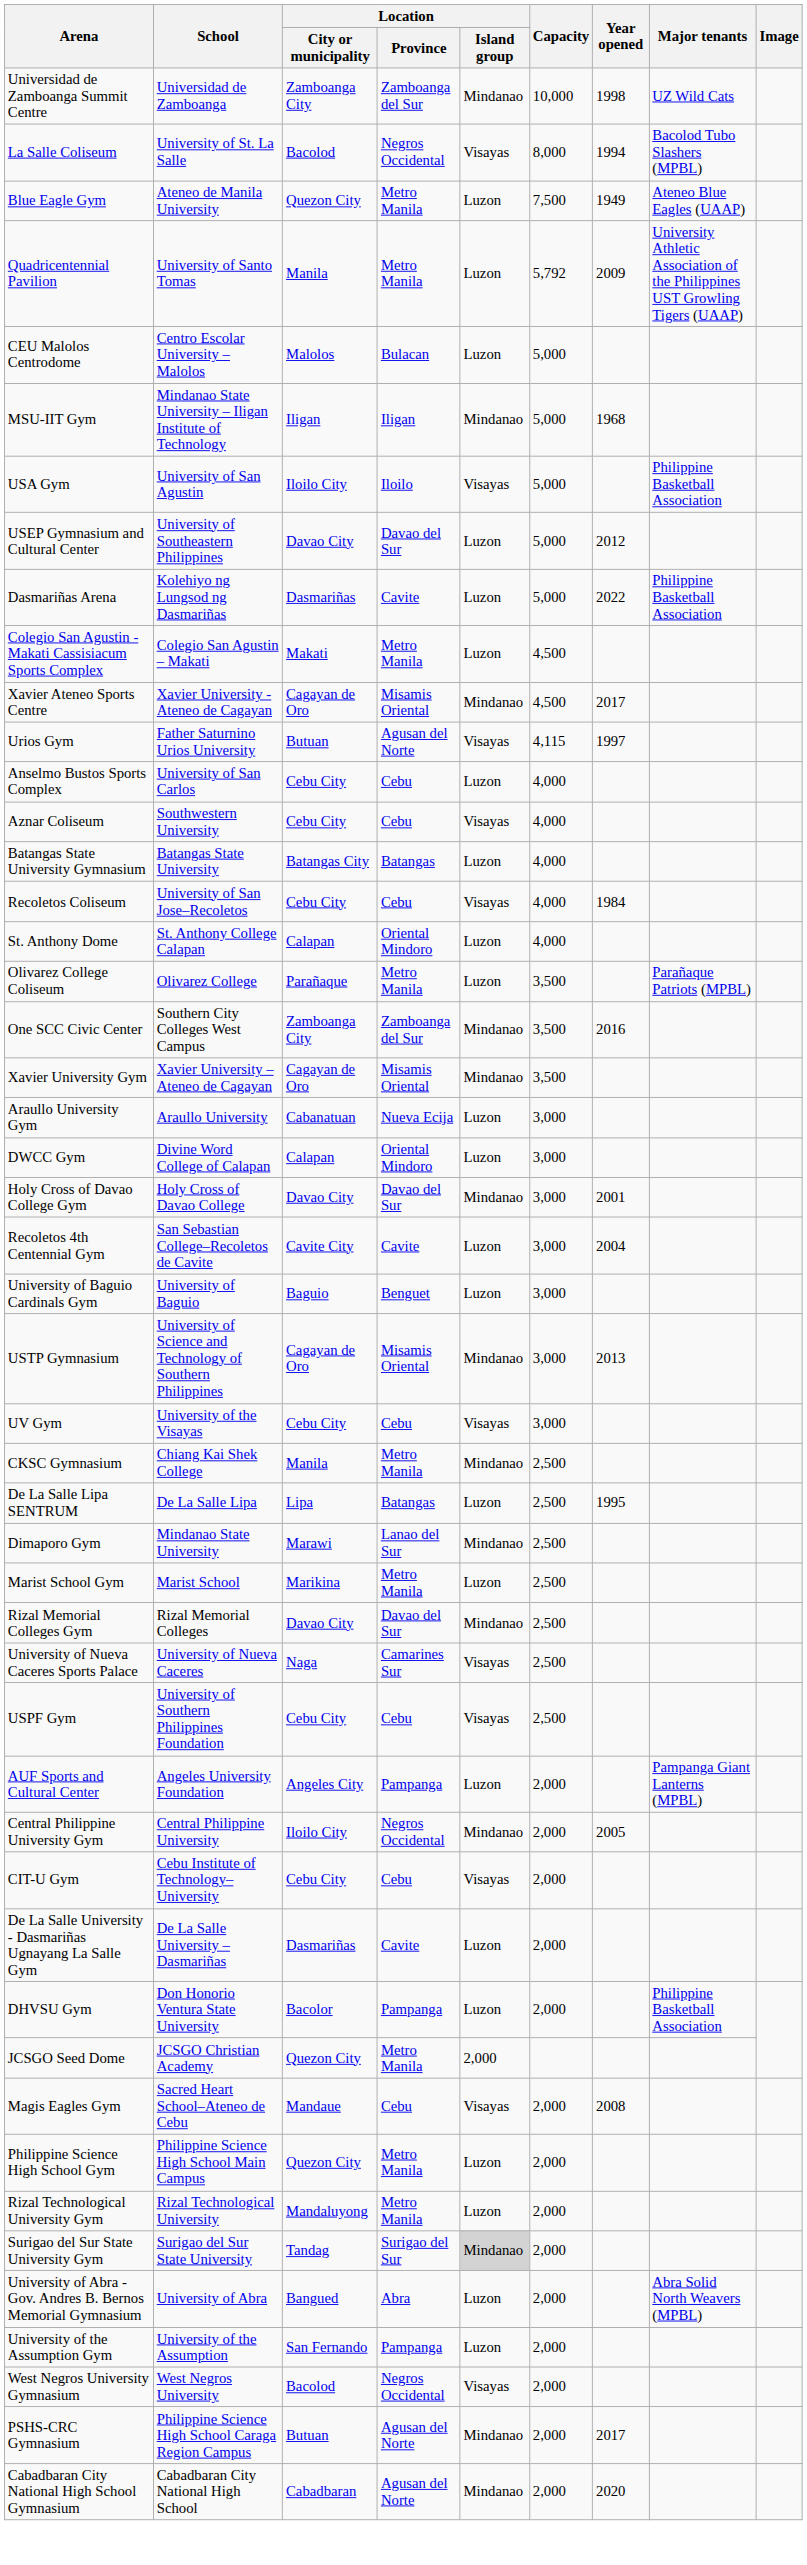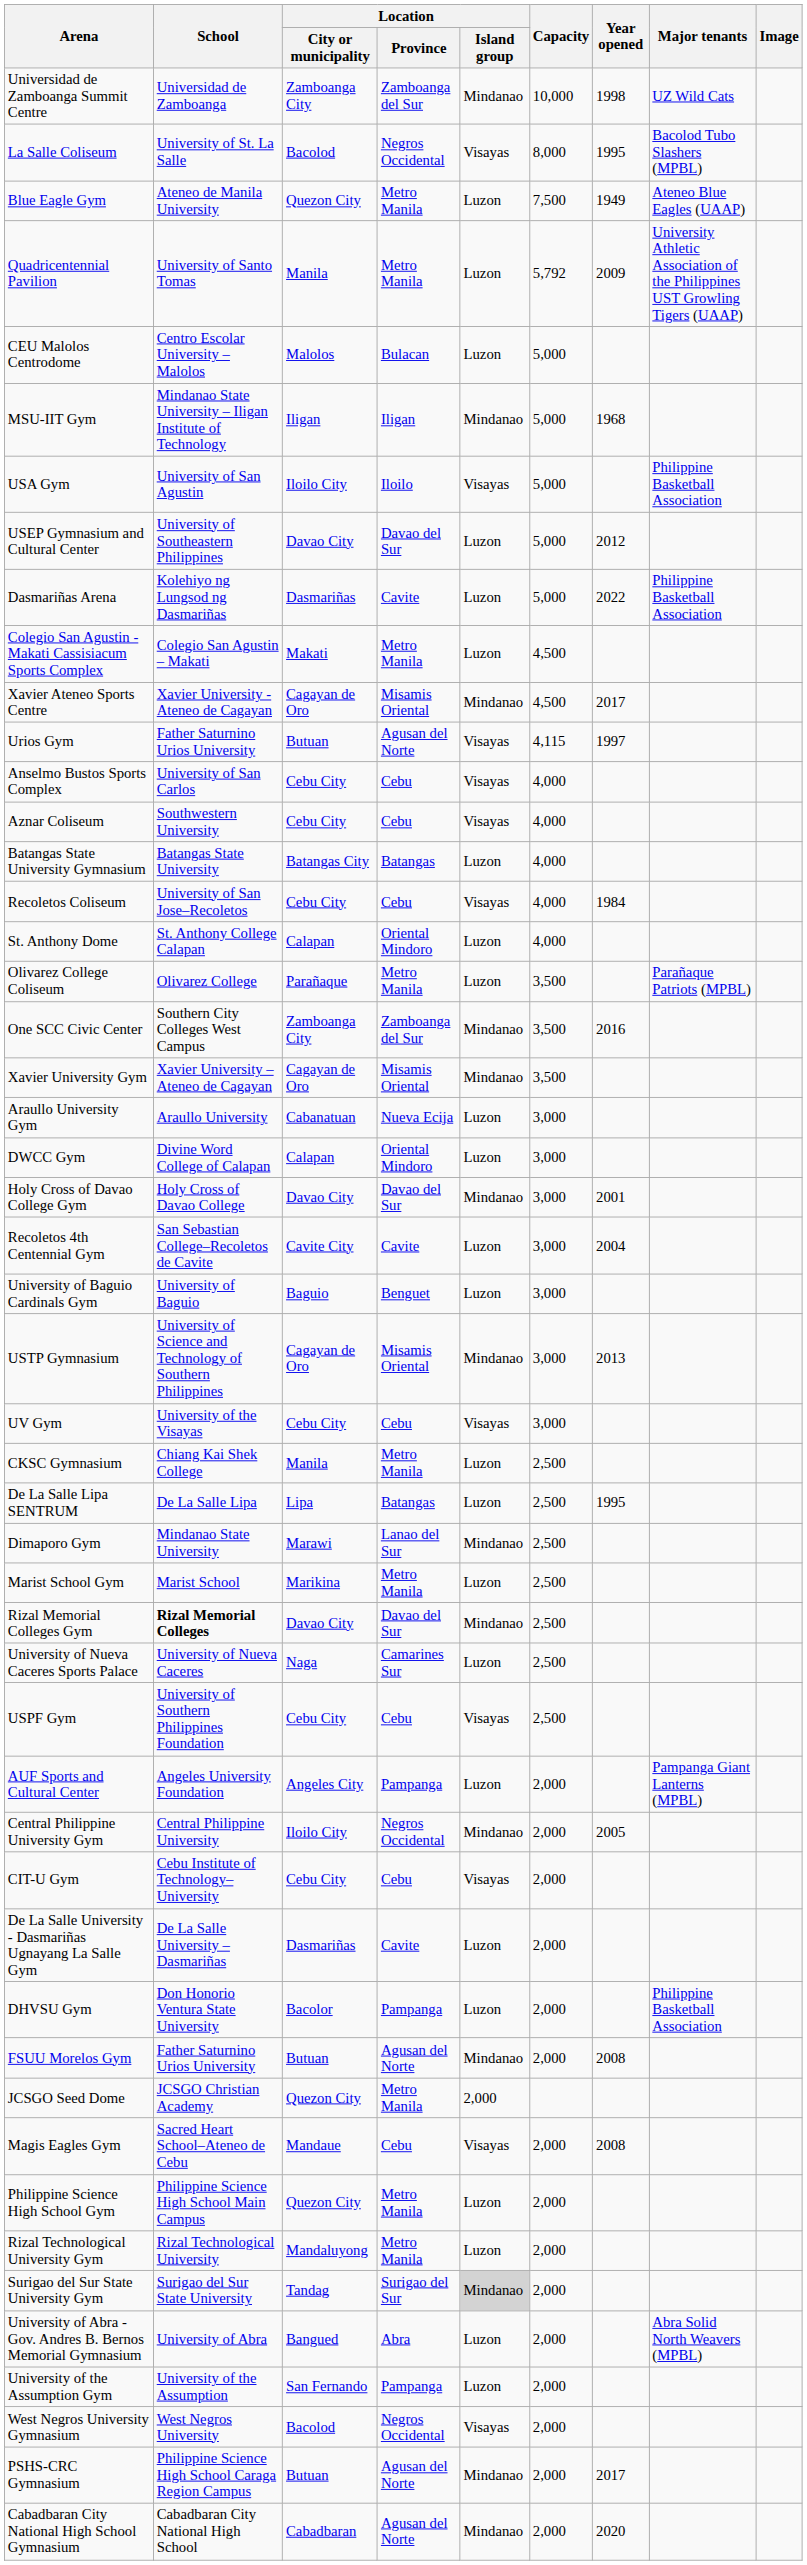(611, 152) 1994 -> (611, 152) 1995
(482, 781) Luzon -> (486, 781) Visayas
(493, 1463) Mindanao -> (482, 1463) Luzon
(203, 1622) normal -> (206, 1622) bold
(486, 1662) Visayas -> (482, 1662) Luzon
+ row: (70, 2057)
